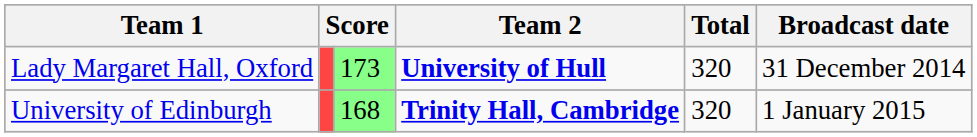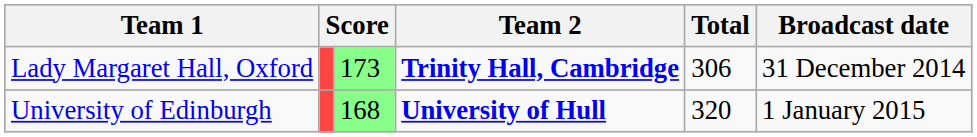(504, 68) University of Hull -> (540, 68) Trinity Hall, Cambridge
(711, 68) 320 -> (711, 68) 306
(540, 110) Trinity Hall, Cambridge -> (504, 110) University of Hull
